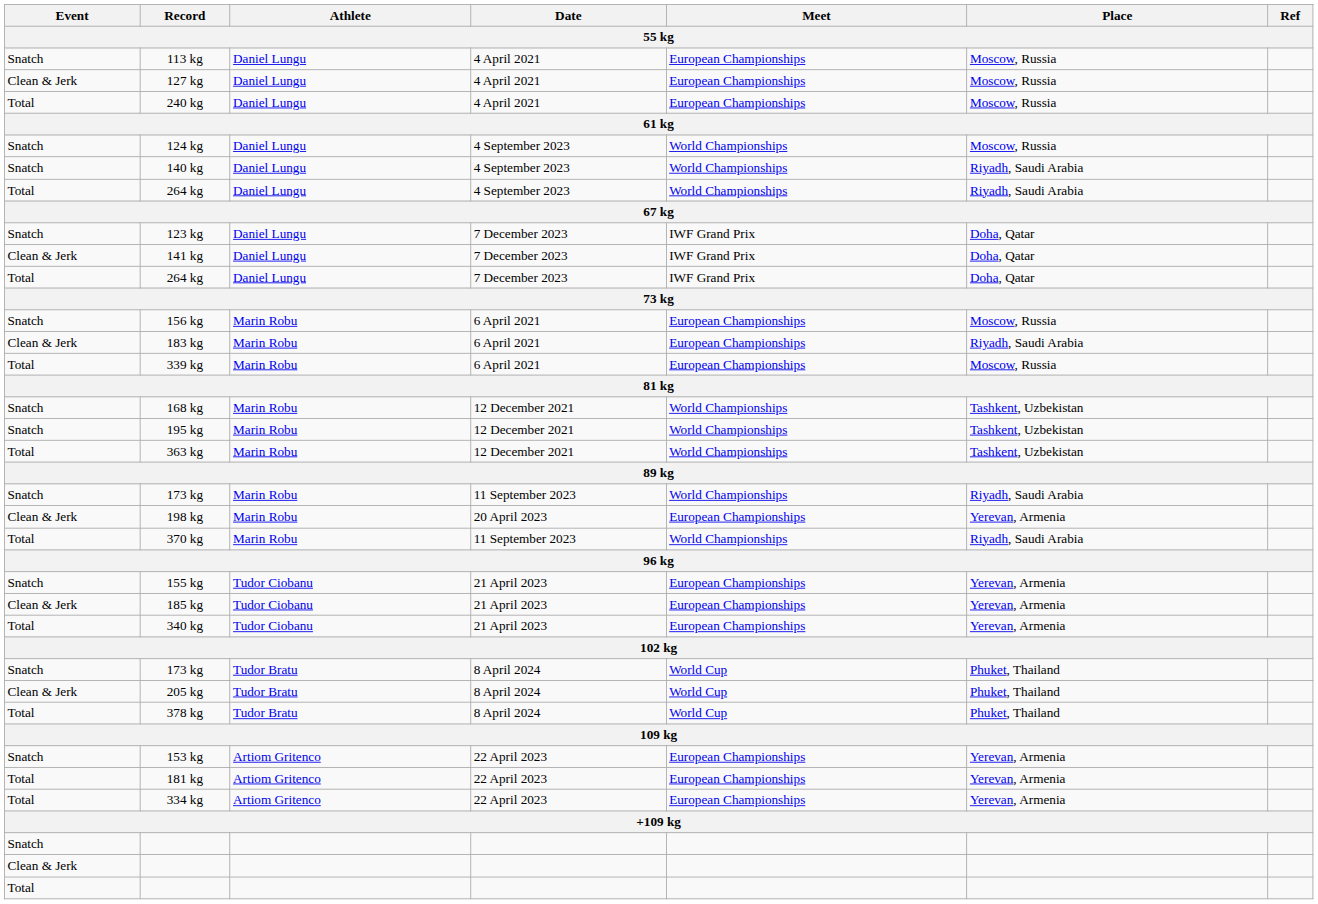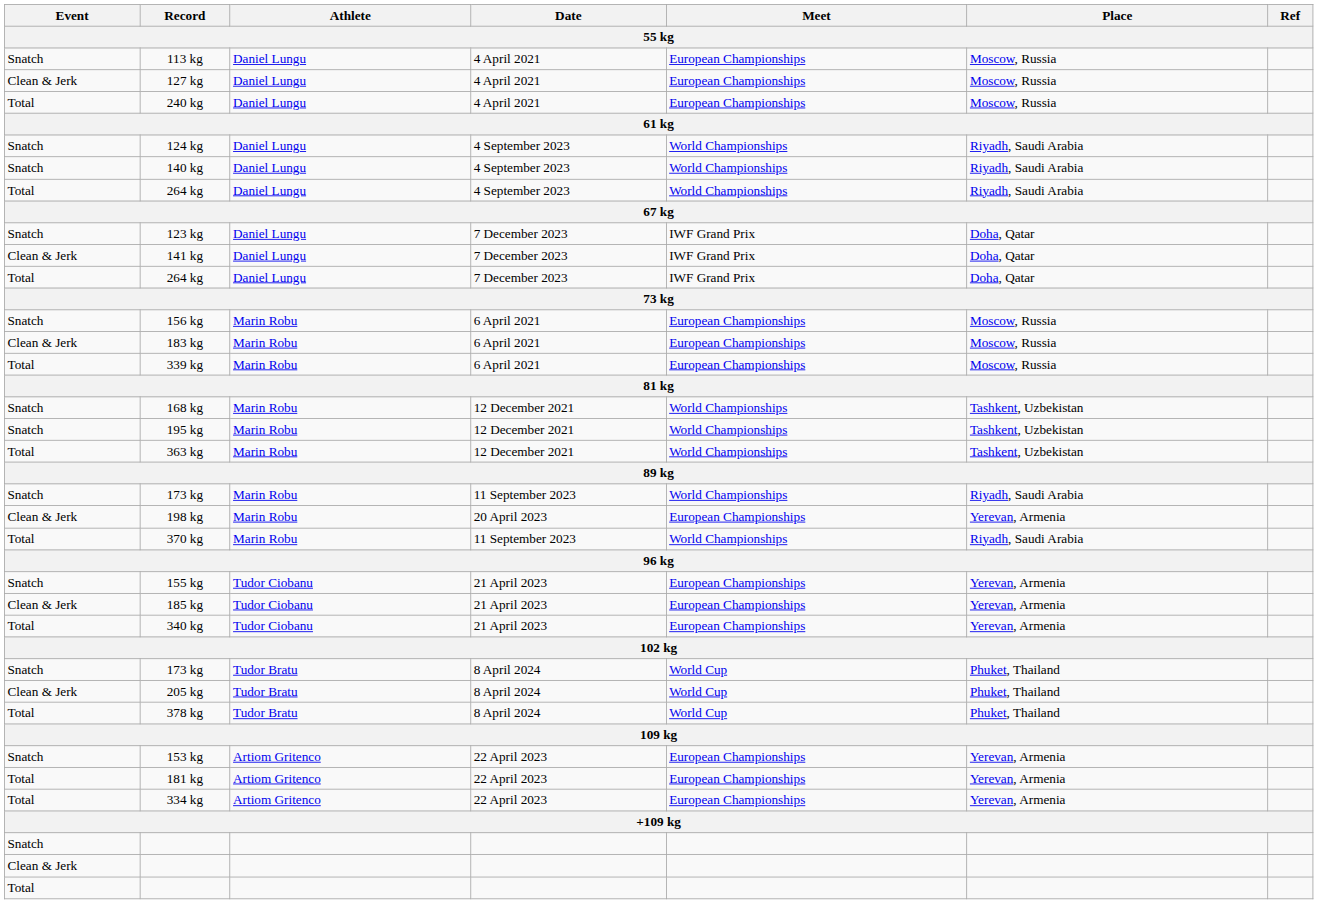(1013, 146) Moscow, Russia -> (1027, 146) Riyadh, Saudi Arabia
(1027, 342) Riyadh, Saudi Arabia -> (1013, 342) Moscow, Russia
